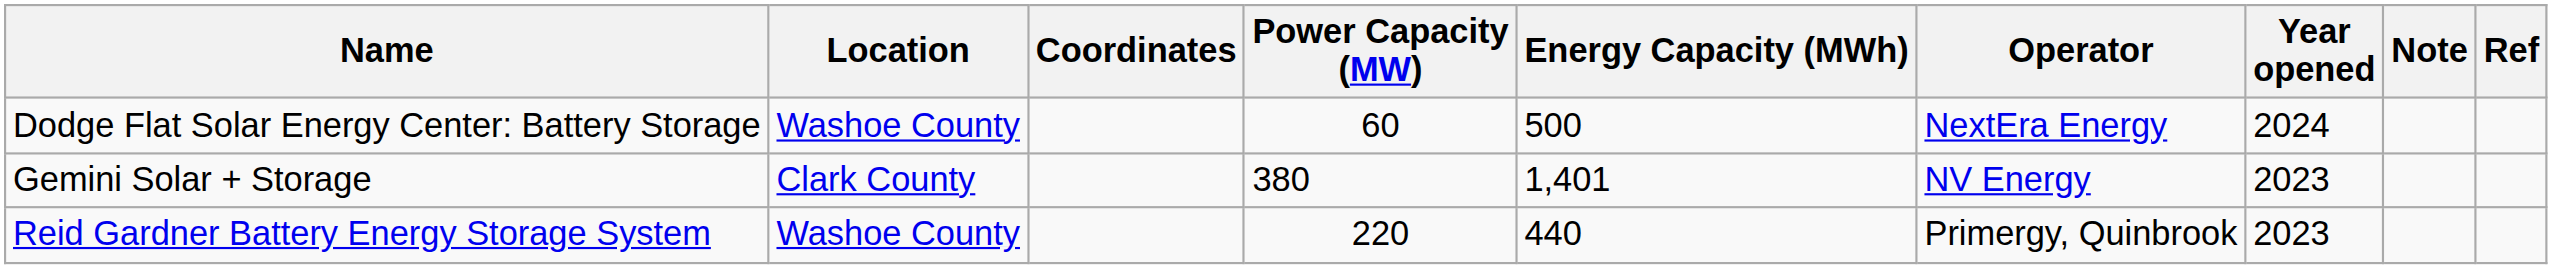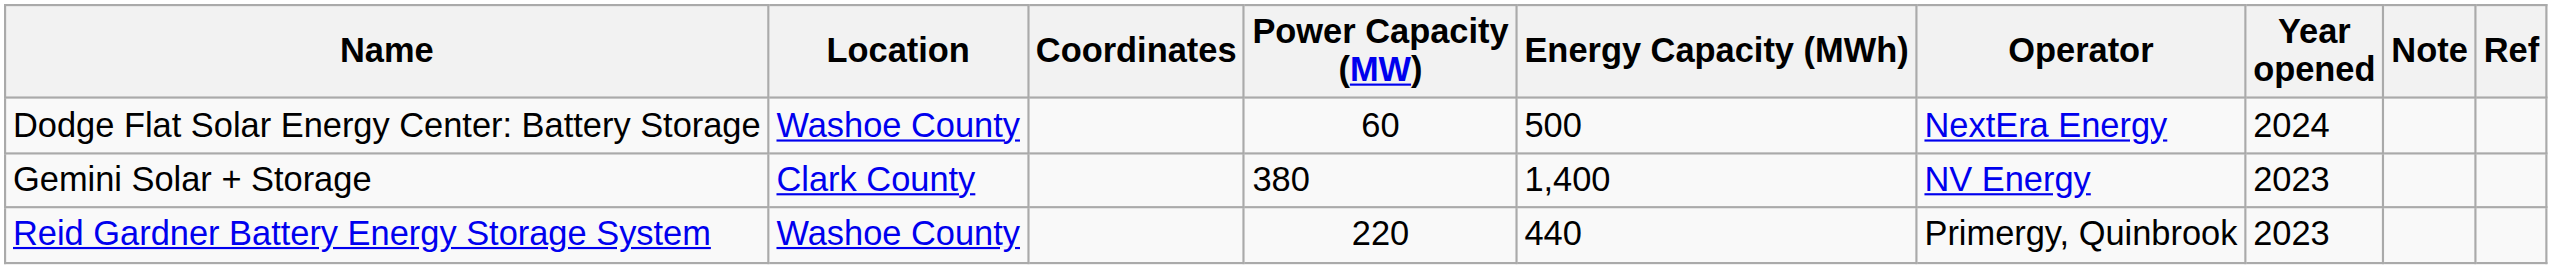(1567, 179) 1,401 -> (1567, 179) 1,400
